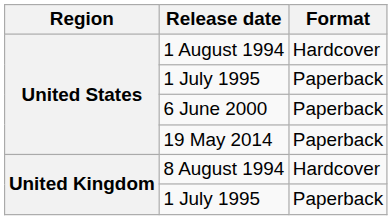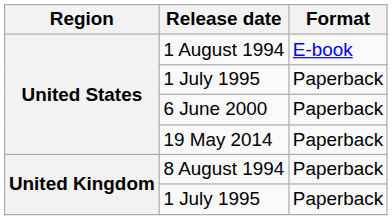(336, 49) Hardcover -> (323, 49) E-book
(336, 169) Hardcover -> (338, 169) Paperback
